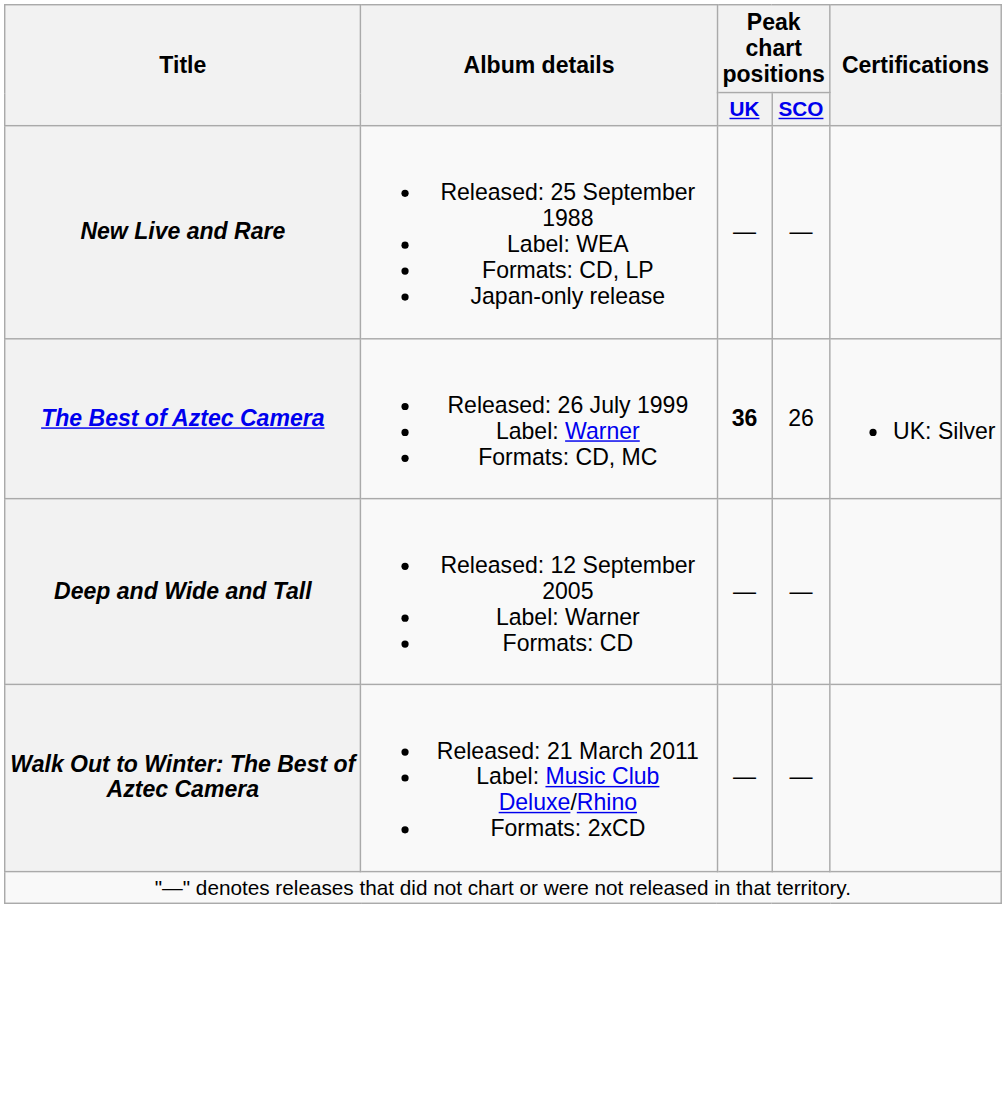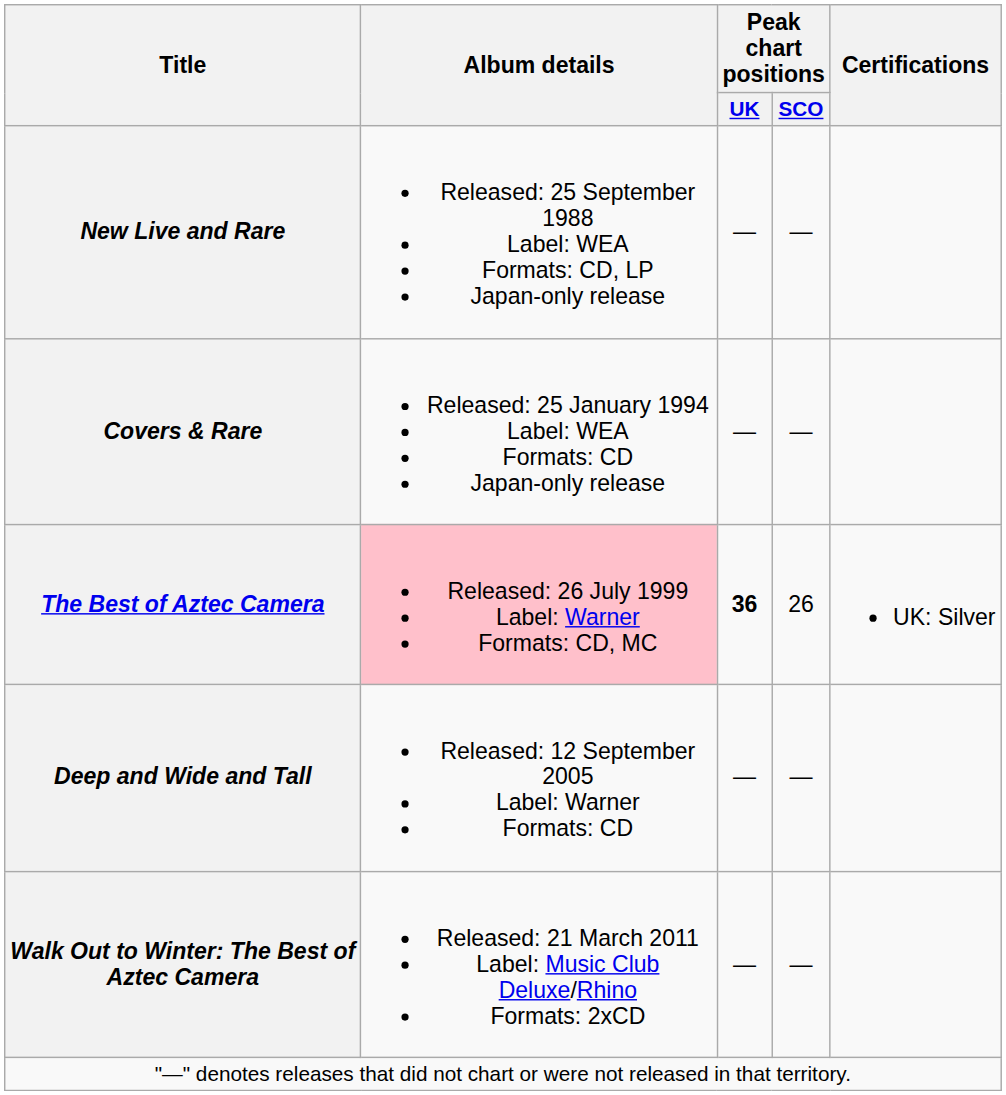+ row: (183, 431)
(539, 431) no background -> (539, 618) pink background
